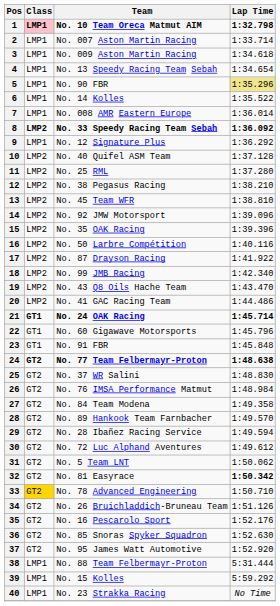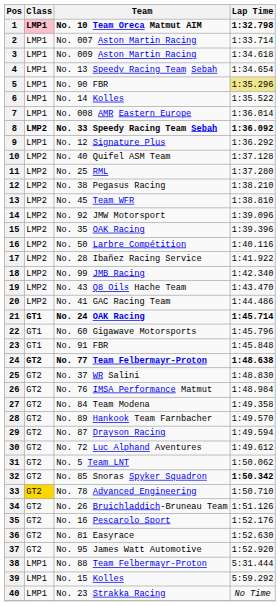(111, 259) No. 87 Drayson Racing -> (129, 259) No. 28 Ibañez Racing Service
(129, 433) No. 28 Ibañez Racing Service -> (111, 433) No. 87 Drayson Racing
(95, 477) No. 81 Easyrace -> (132, 477) No. 85 Snoras Spyker Squadron
(132, 535) No. 85 Snoras Spyker Squadron -> (95, 535) No. 81 Easyrace
